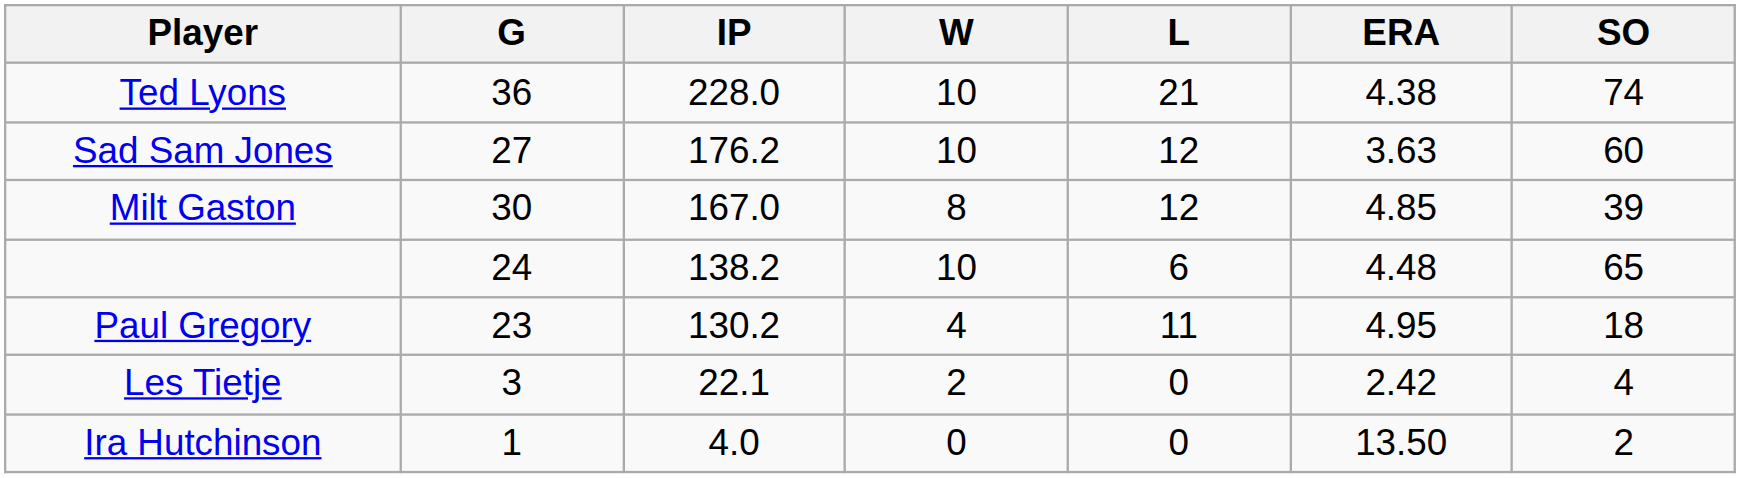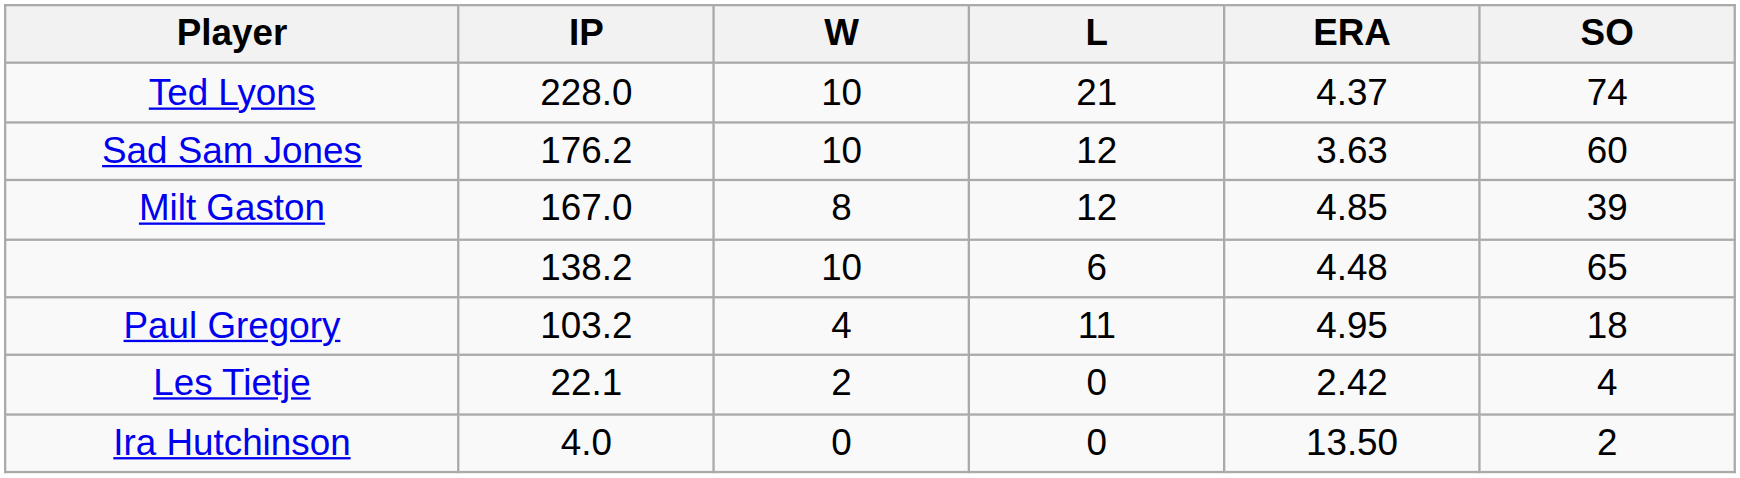- column: (512, 33)
(1401, 92) 4.38 -> (1352, 92) 4.37
(734, 325) 130.2 -> (586, 325) 103.2
